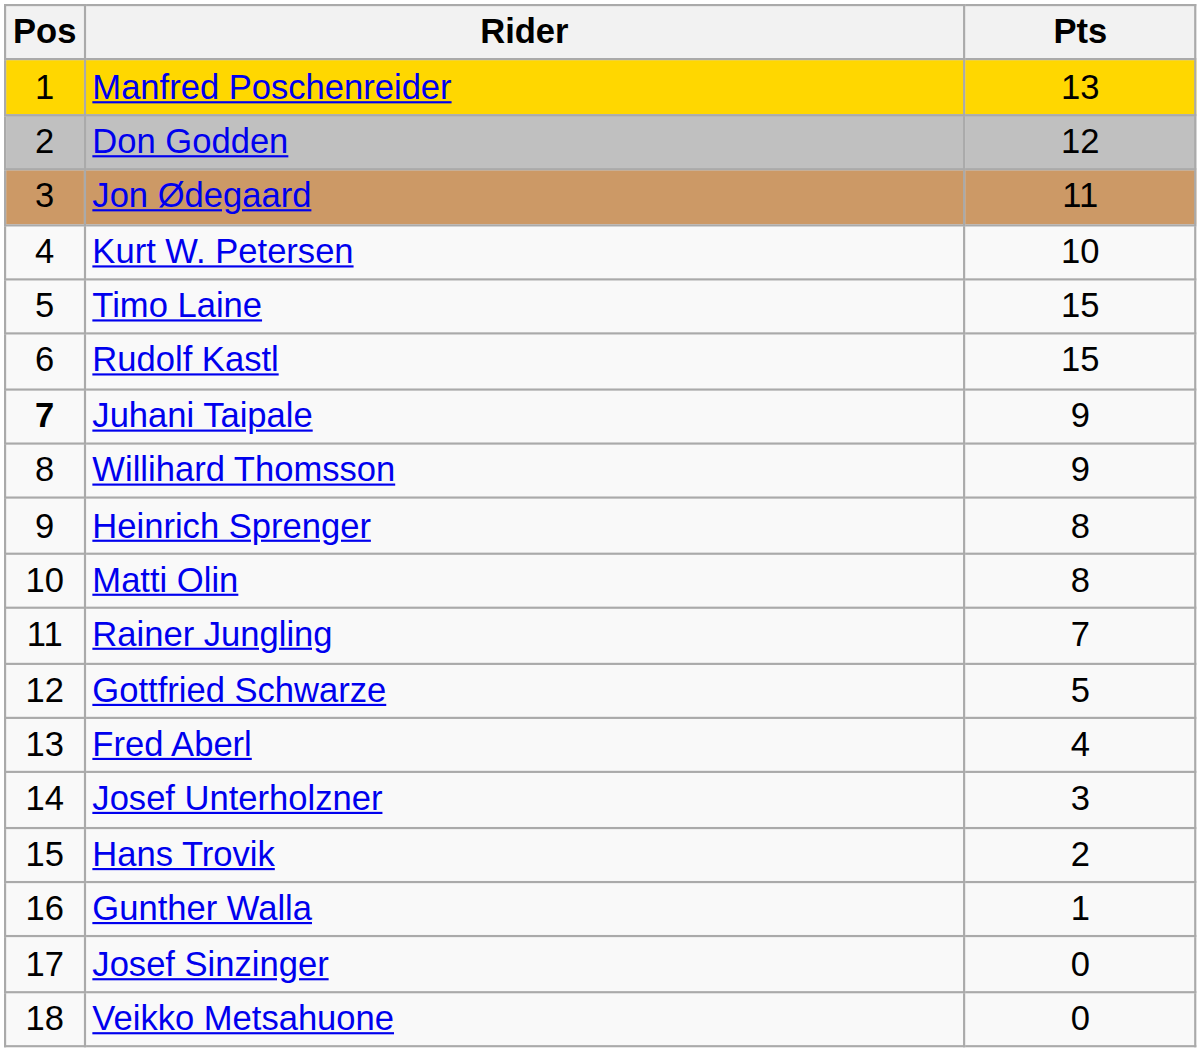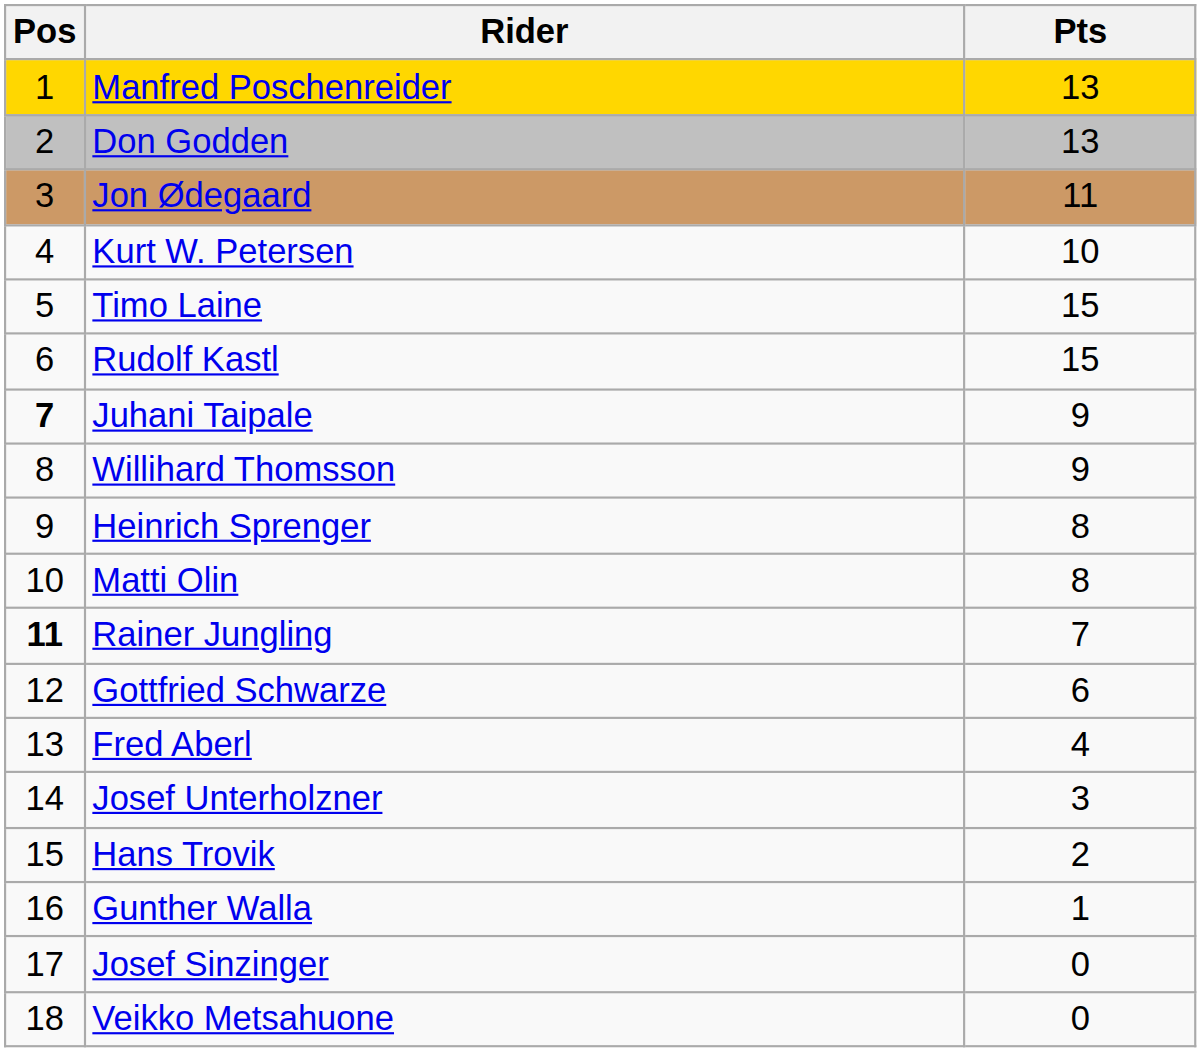(1080, 141) 12 -> (1080, 141) 13
(45, 634) normal -> (45, 634) bold
(1080, 689) 5 -> (1080, 689) 6
